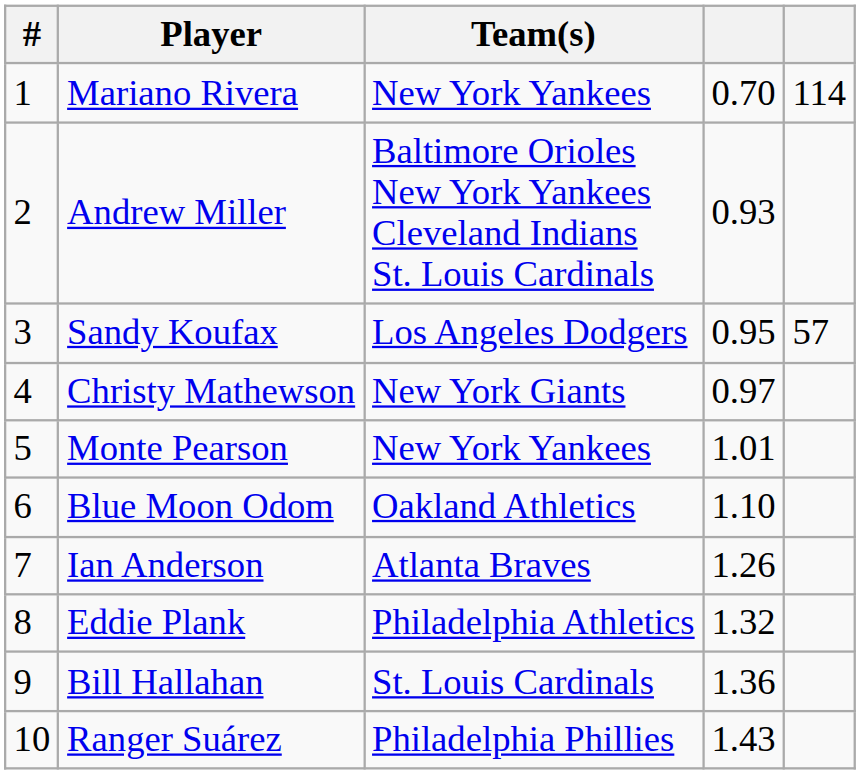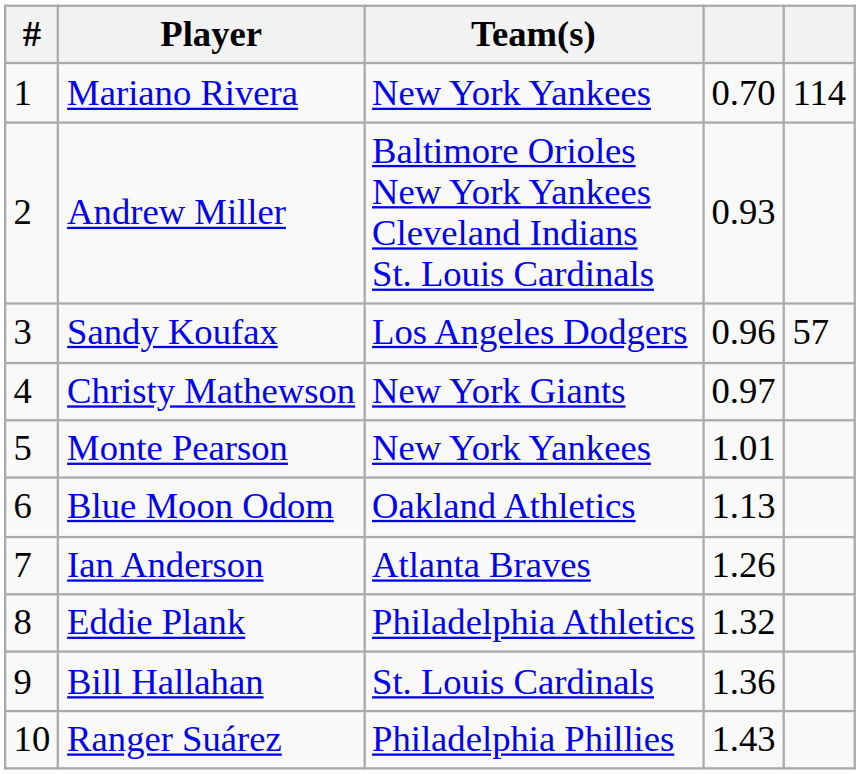(744, 332) 0.95 -> (744, 332) 0.96
(744, 506) 1.10 -> (744, 506) 1.13
